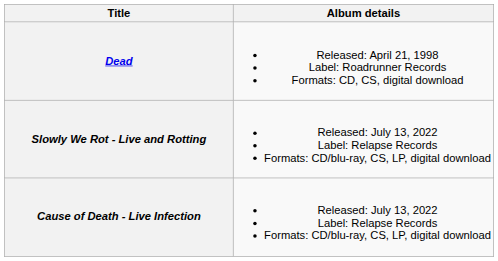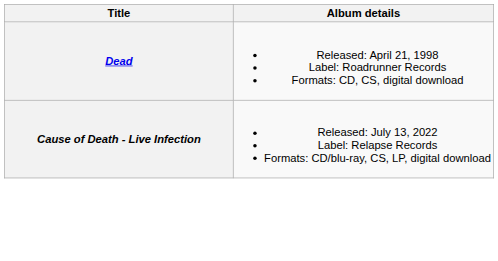- row: (119, 139)
